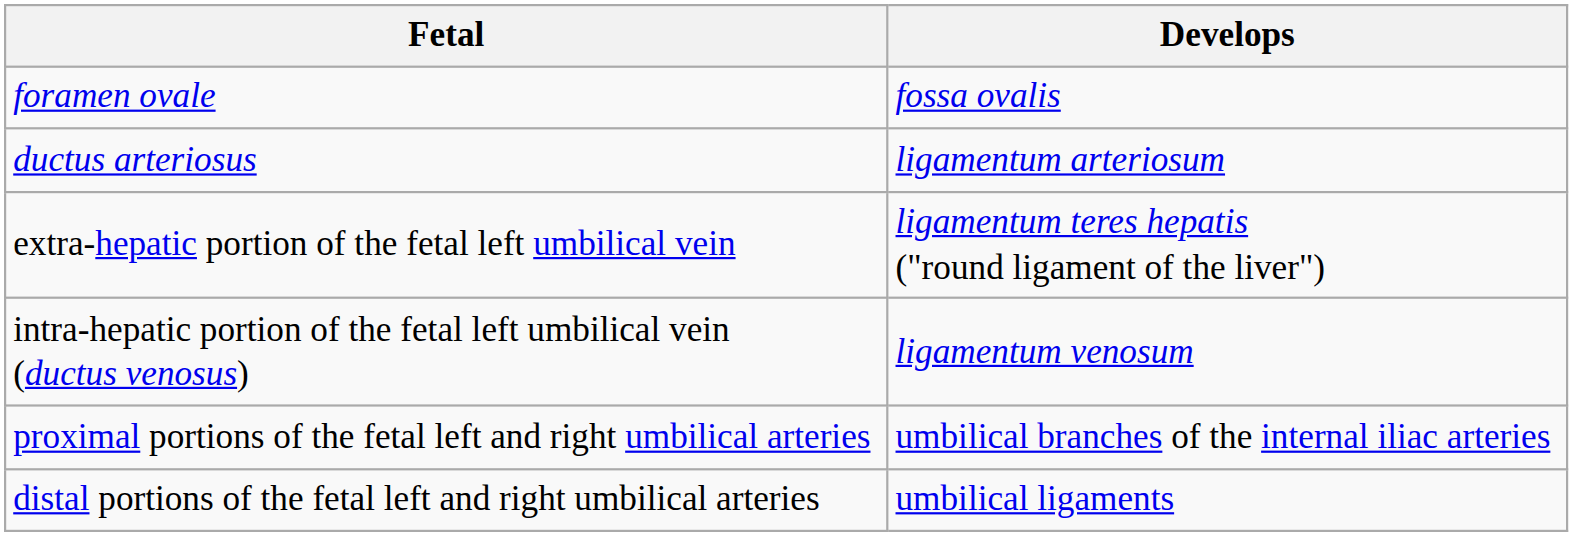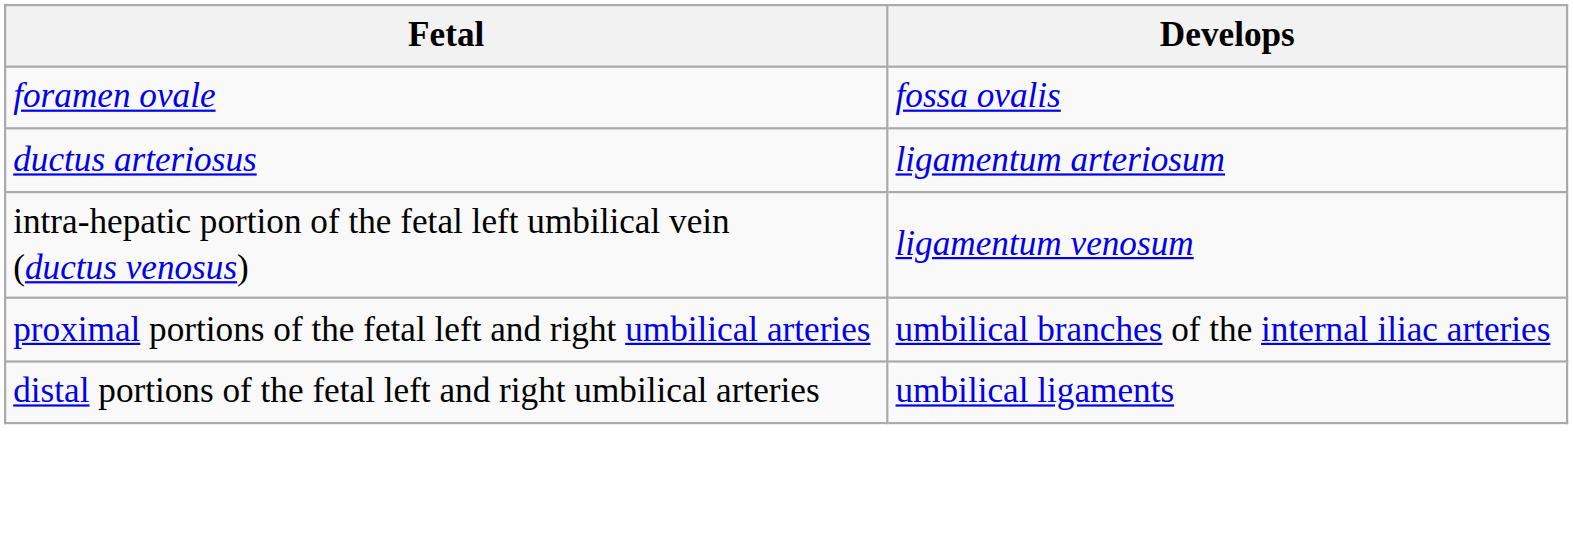- row: (374, 243)
